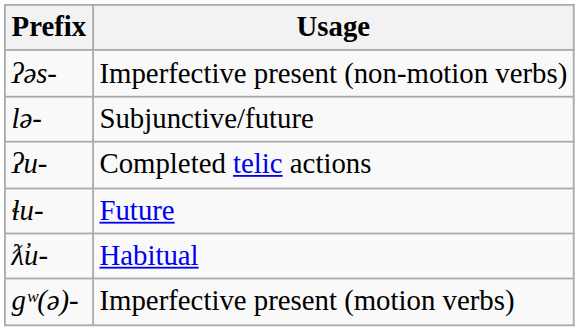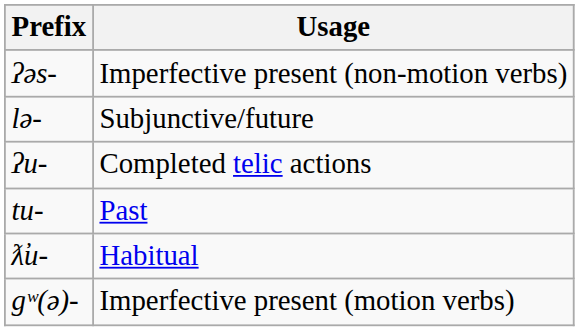+ row: (28, 210)
- row: (28, 210)
